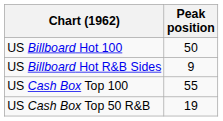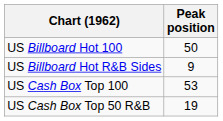(191, 86) 55 -> (191, 86) 53
